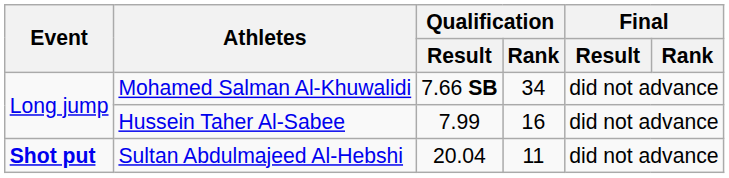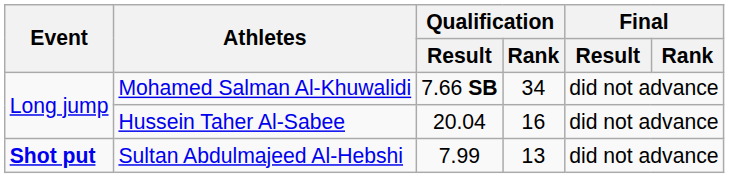(459, 122) 7.99 -> (459, 122) 20.04
(459, 156) 20.04 -> (459, 156) 7.99
(533, 156) 11 -> (533, 156) 13
